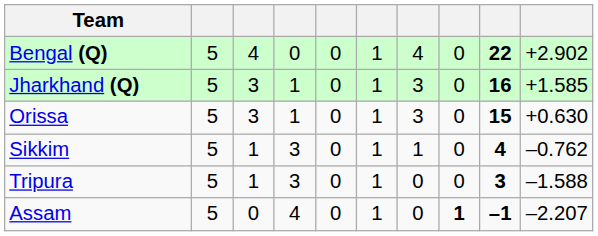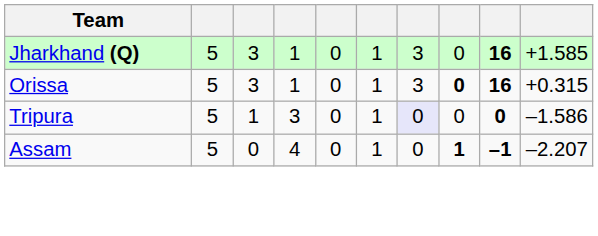- row: (58, 52)
(459, 117) normal -> (459, 85) bold
(500, 117) 15 -> (500, 85) 16
(557, 117) +0.630 -> (557, 85) +0.315
- row: (39, 149)
(418, 181) no background -> (418, 117) lavender background
(500, 181) 3 -> (500, 117) 0
(557, 181) –1.588 -> (557, 117) –1.586
